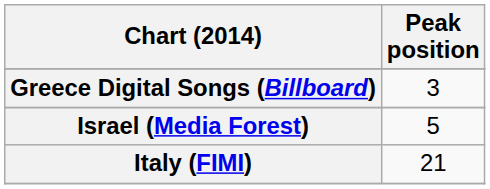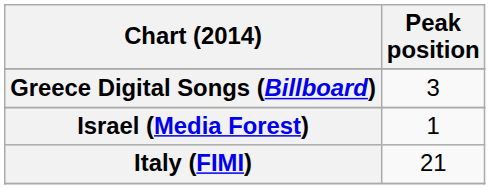(433, 125) 5 -> (433, 125) 1
